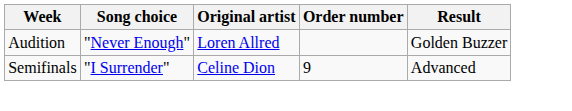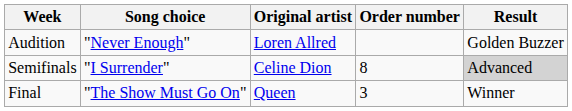(307, 67) 9 -> (363, 67) 8
(443, 67) no background -> (500, 67) lightgrey background
+ row: (25, 93)
